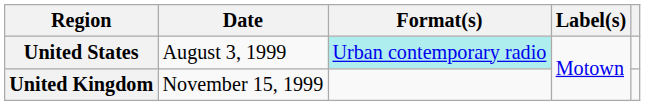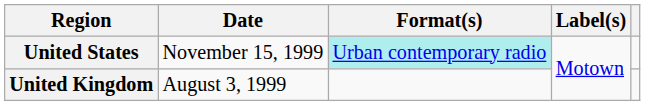(224, 52) August 3, 1999 -> (243, 52) November 15, 1999
(243, 84) November 15, 1999 -> (224, 84) August 3, 1999
